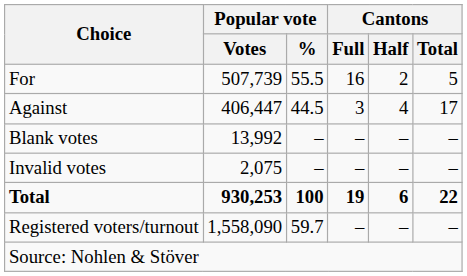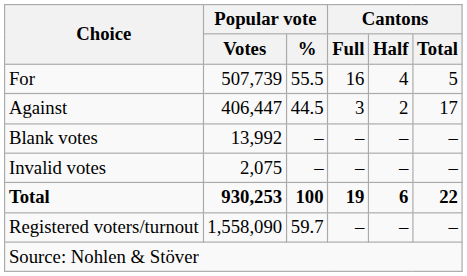(404, 78) 2 -> (404, 78) 4
(404, 108) 4 -> (404, 108) 2
